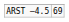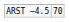(58, 11) 69 -> (58, 11) 70
